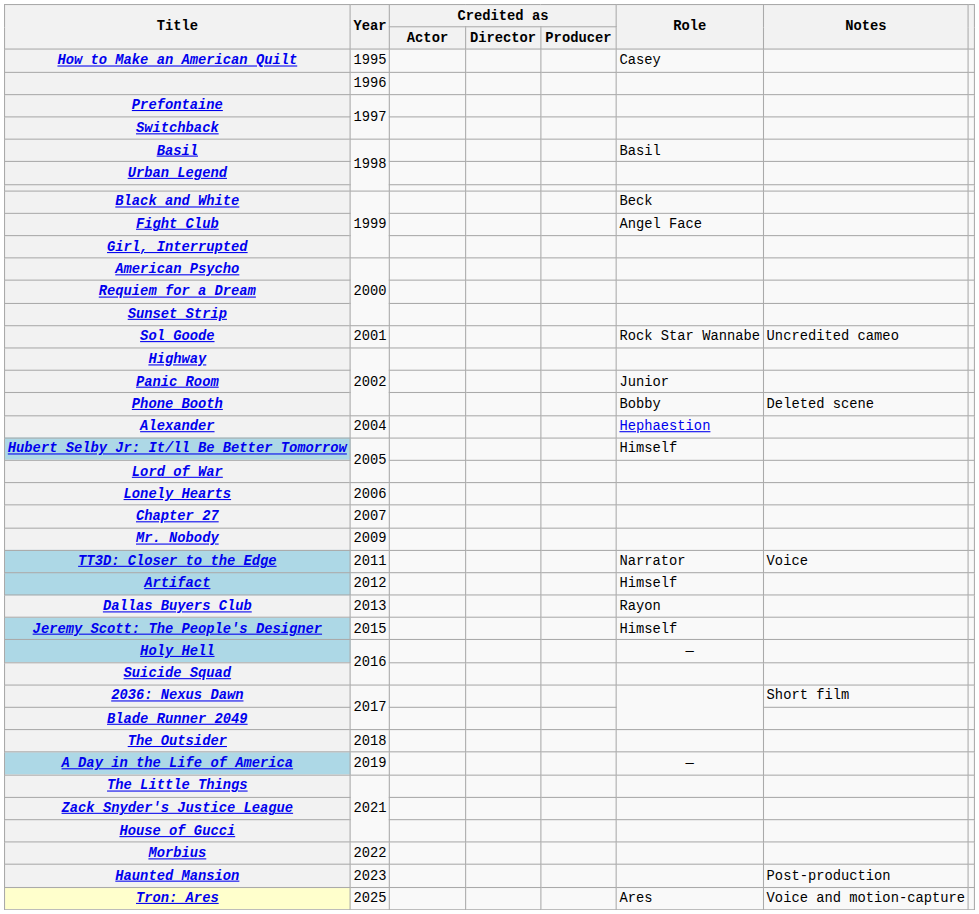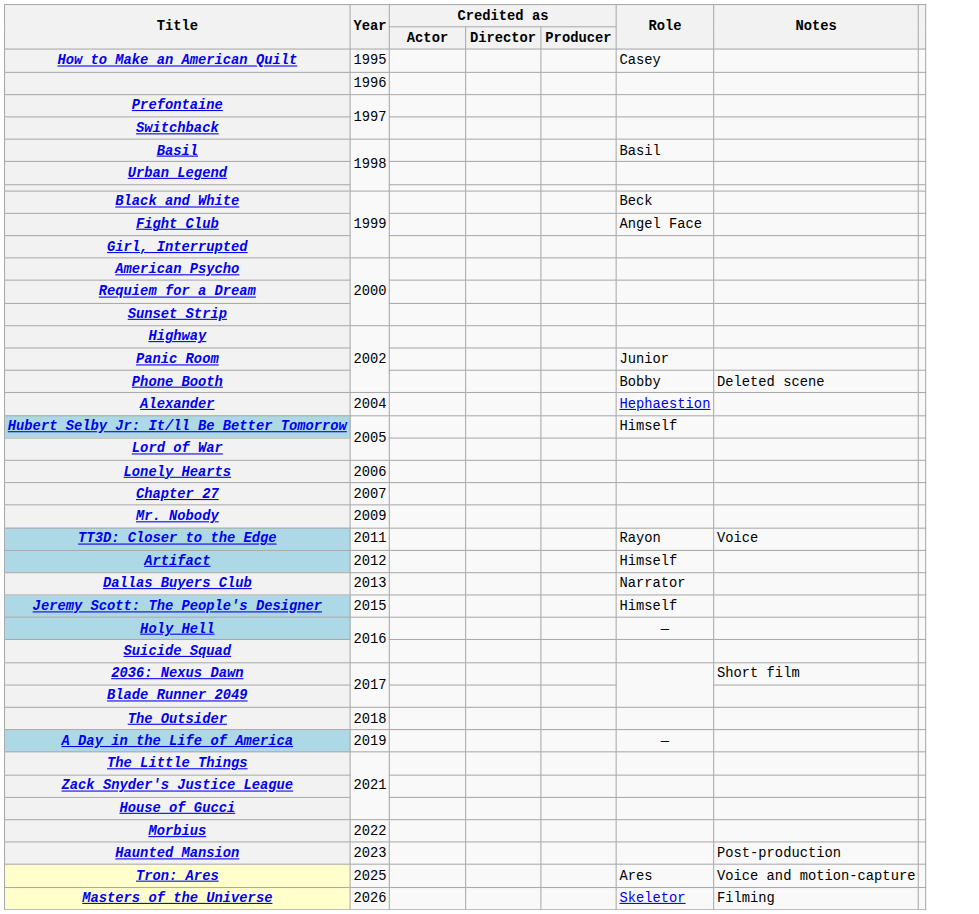- row: (177, 337)
(653, 561) Narrator -> (640, 539) Rayon
(640, 606) Rayon -> (653, 584) Narrator
+ row: (177, 898)
